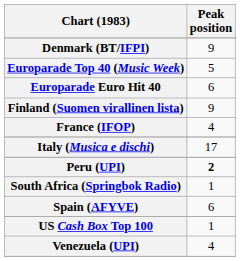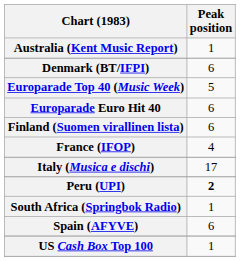+ row: (96, 48)
(211, 48) 9 -> (211, 68) 6
(211, 107) 9 -> (211, 127) 6
- row: (96, 246)
